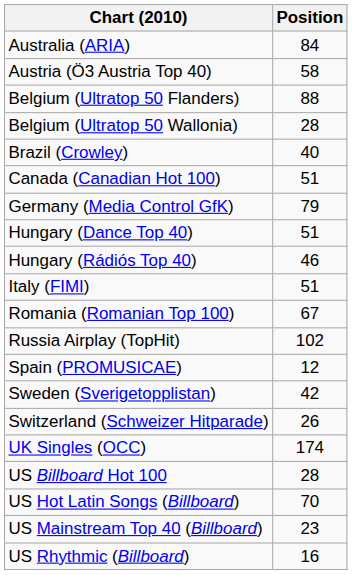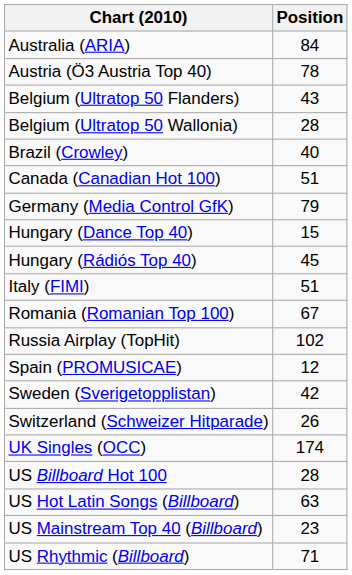(310, 71) 58 -> (310, 71) 78
(310, 98) 88 -> (310, 98) 43
(310, 233) 51 -> (310, 233) 15
(310, 260) 46 -> (310, 260) 45
(310, 502) 70 -> (310, 502) 63
(310, 555) 16 -> (310, 555) 71
